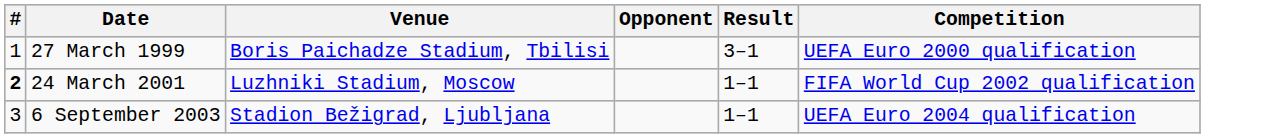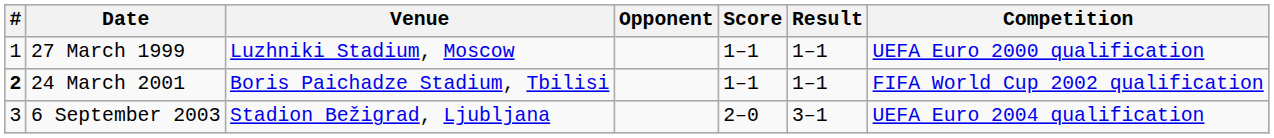+ column: (753, 21)
(420, 53) Boris Paichadze Stadium, Tbilisi -> (372, 53) Luzhniki Stadium, Moscow
(741, 53) 3–1 -> (810, 53) 1–1
(372, 85) Luzhniki Stadium, Moscow -> (420, 85) Boris Paichadze Stadium, Tbilisi
(741, 117) 1–1 -> (810, 117) 3–1
